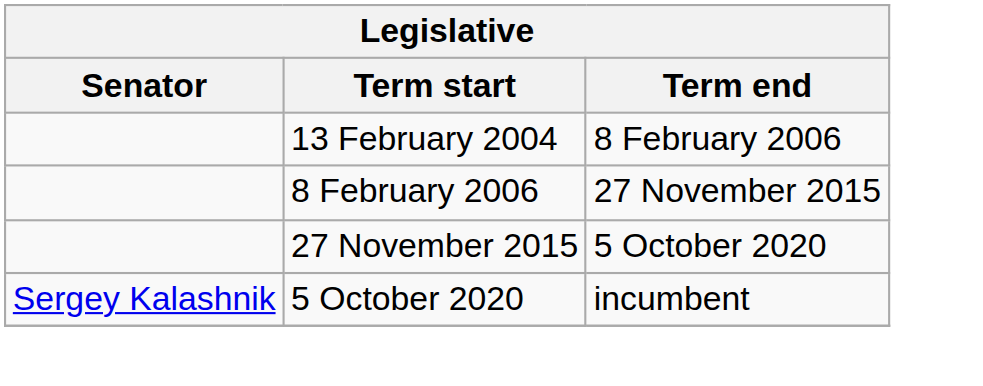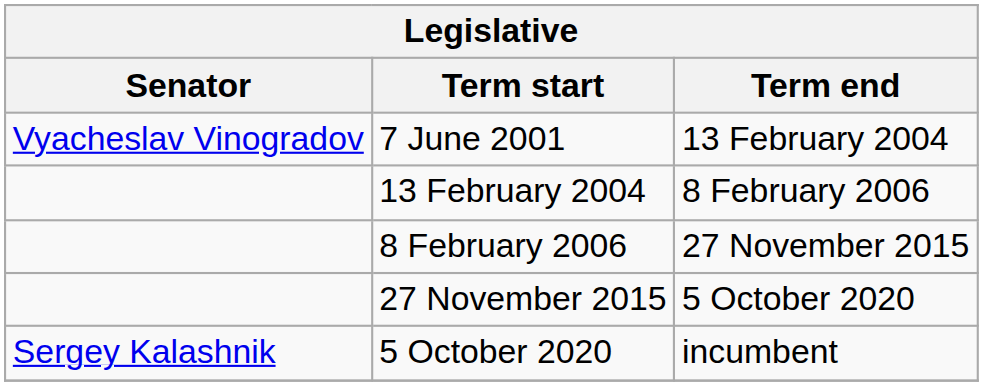+ row: (472, 138)
